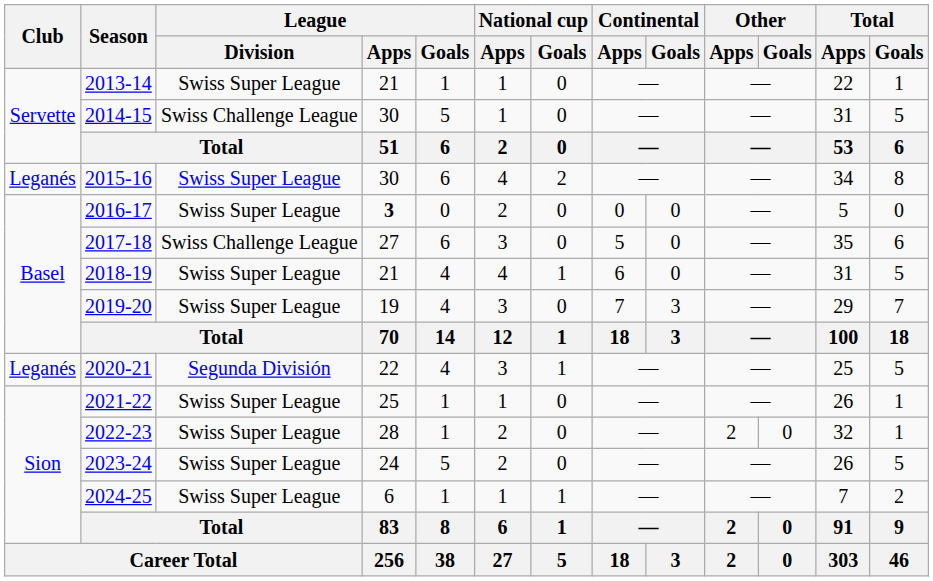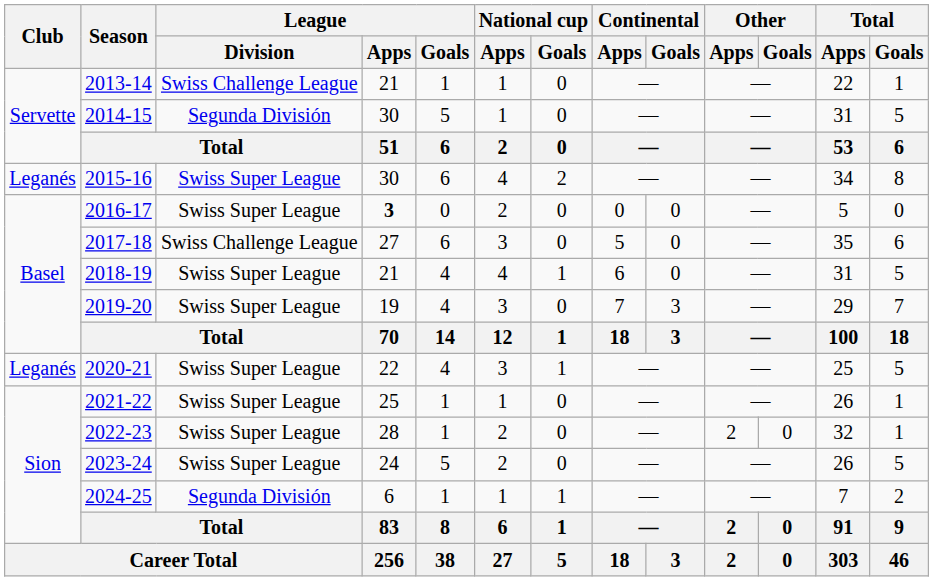(259, 83) Swiss Super League -> (259, 83) Swiss Challenge League
(259, 115) Swiss Challenge League -> (259, 115) Segunda División
(259, 369) Segunda División -> (259, 369) Swiss Super League
(259, 496) Swiss Super League -> (259, 496) Segunda División
